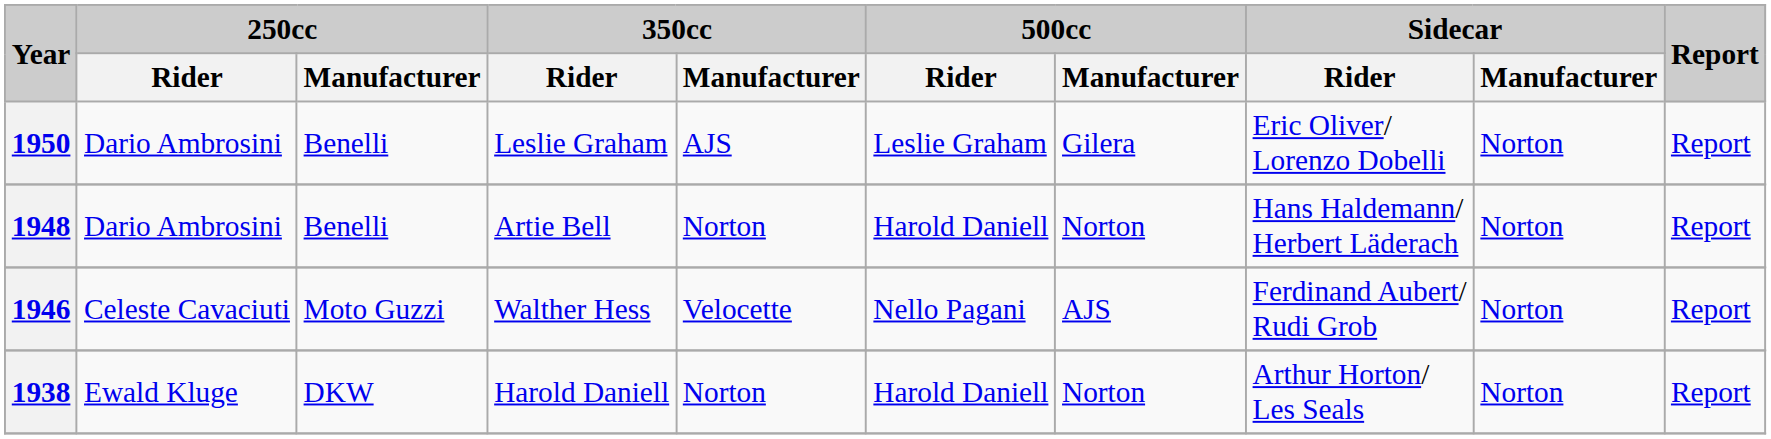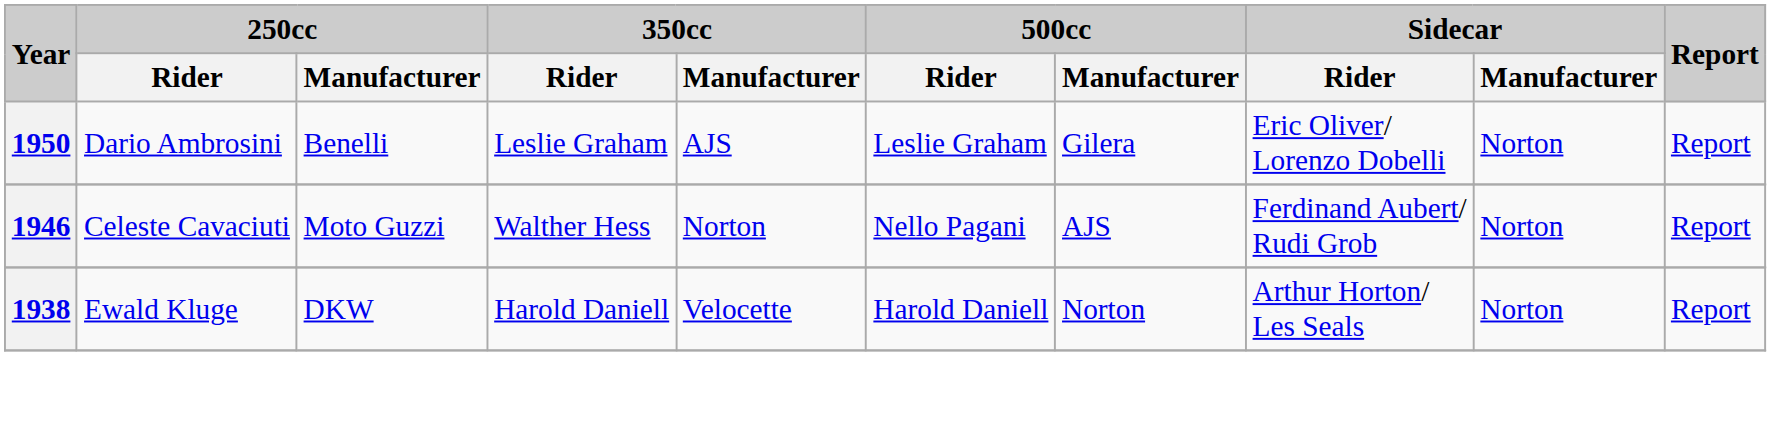- row: (41, 226)
(737, 309) Velocette -> (724, 226) Norton
(724, 392) Norton -> (737, 309) Velocette
